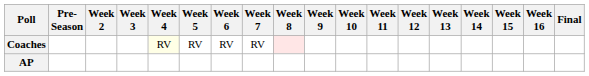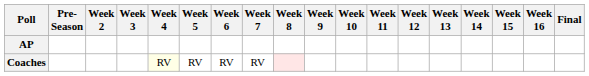rows swapped: (26, 62) <-> (26, 44)
